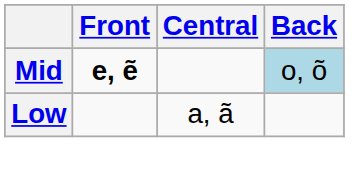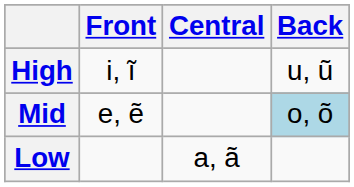+ row: (42, 70)
(115, 70) bold -> (121, 114) normal
